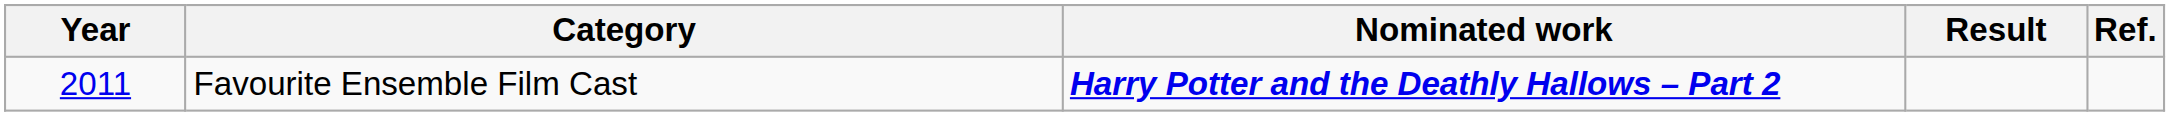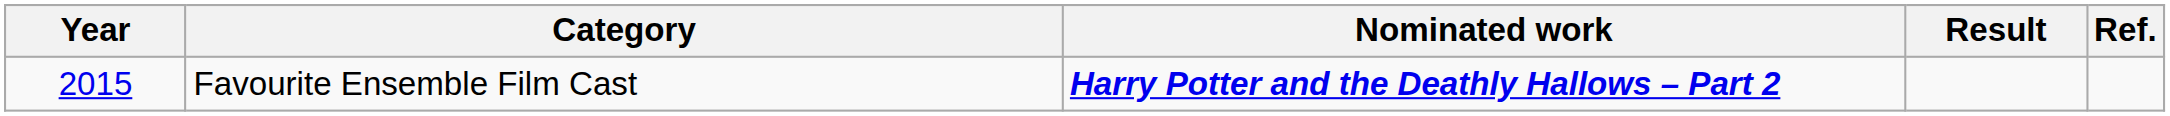(95, 83) 2011 -> (95, 83) 2015
